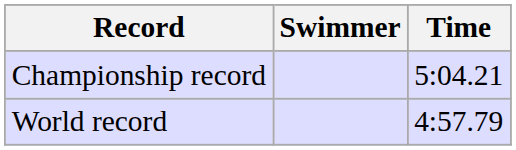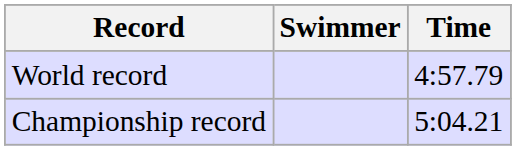rows swapped: (89, 121) <-> (139, 74)
